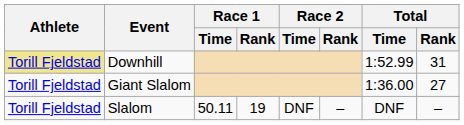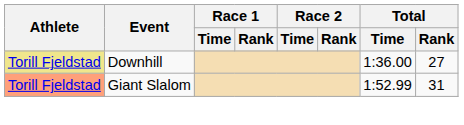(389, 62) 1:52.99 -> (388, 62) 1:36.00
(438, 62) 31 -> (436, 62) 27
(54, 85) no background -> (54, 85) lightsalmon background
(389, 85) 1:36.00 -> (388, 85) 1:52.99
(438, 85) 27 -> (436, 85) 31
- row: (130, 108)
